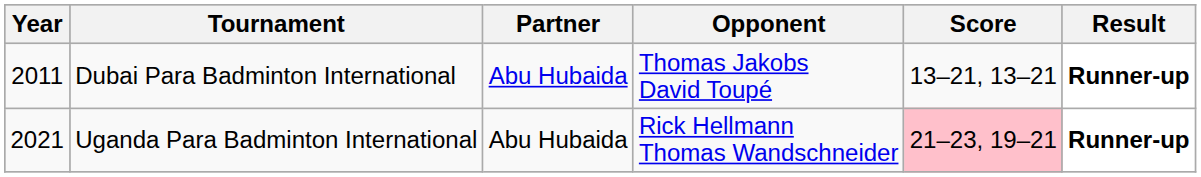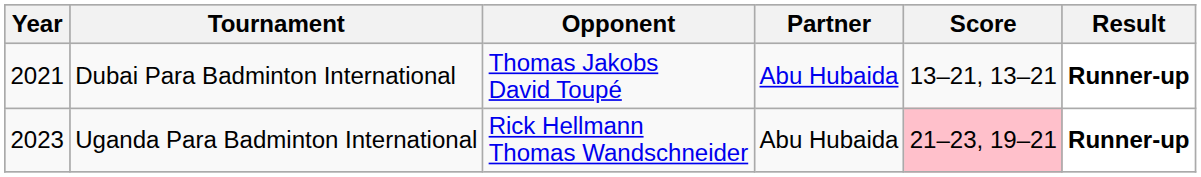columns swapped: (558, 24) <-> (769, 24)
(37, 76) 2011 -> (37, 76) 2021
(37, 140) 2021 -> (37, 140) 2023
